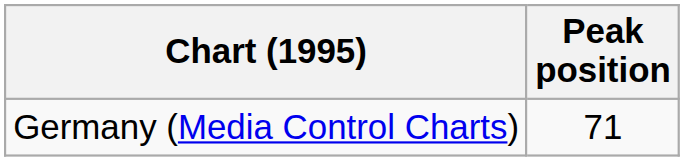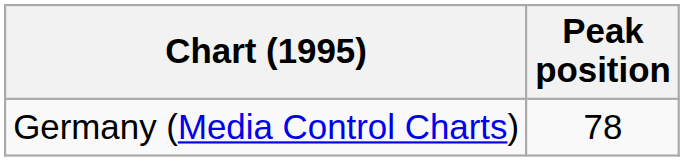(603, 126) 71 -> (603, 126) 78
